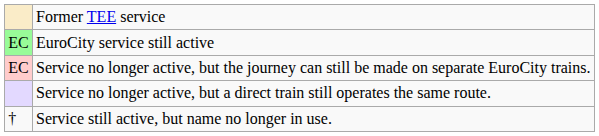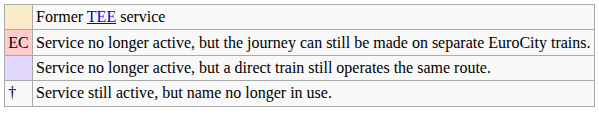- row: (125, 42)
